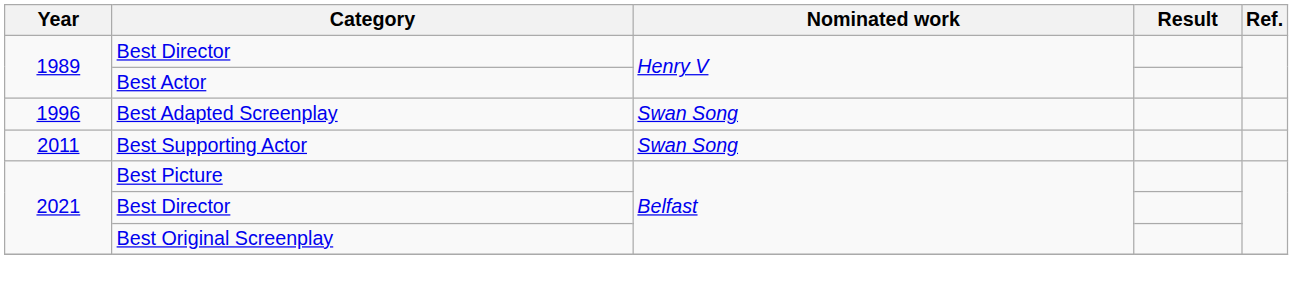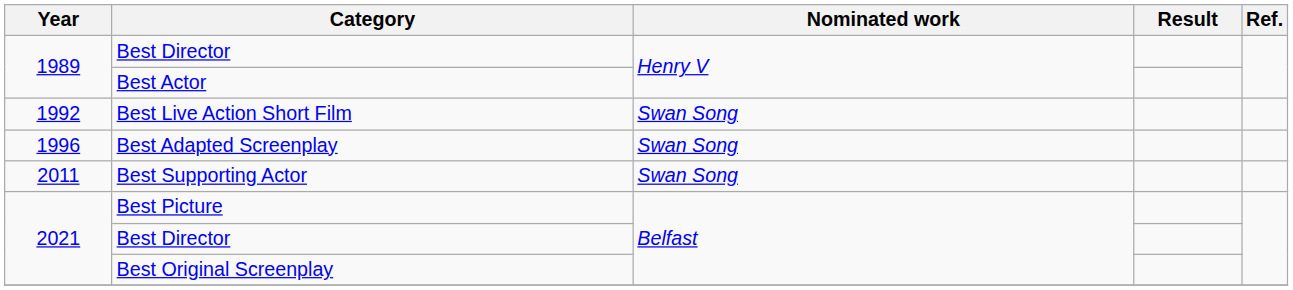+ row: (58, 113)
